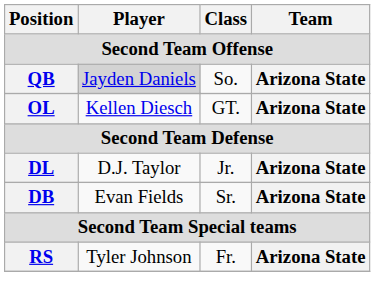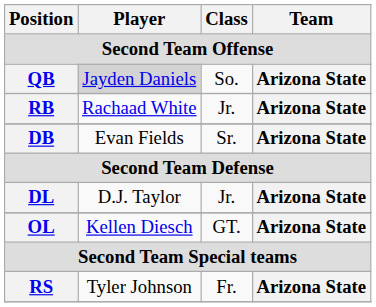+ row: (41, 108)
rows swapped: (41, 108) <-> (41, 197)
